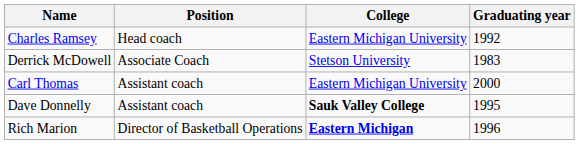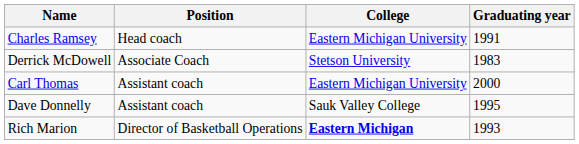(487, 38) 1992 -> (487, 38) 1991
(367, 106) bold -> (364, 106) normal
(487, 128) 1996 -> (487, 128) 1993
